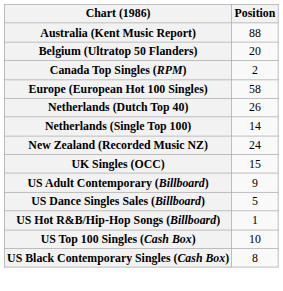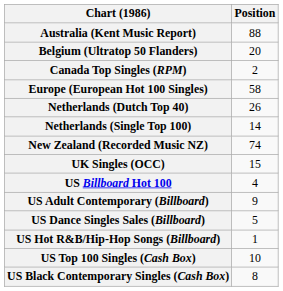(255, 145) 24 -> (255, 145) 74
+ row: (118, 182)
